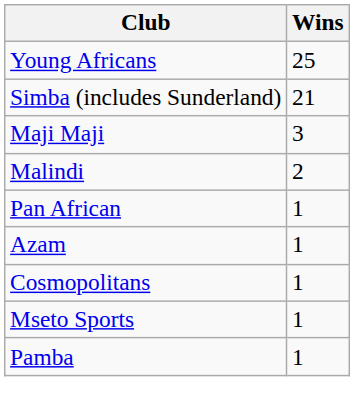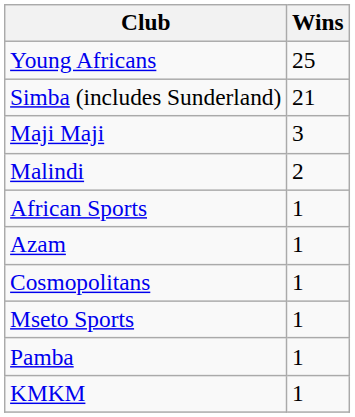+ row: (79, 208)
- row: (66, 208)
+ row: (48, 393)
